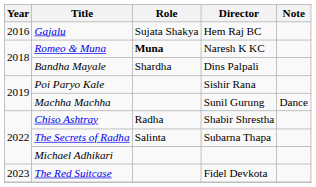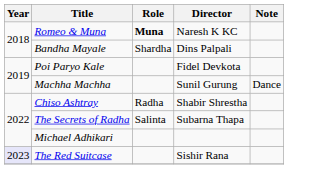- row: (50, 31)
(230, 84) Sishir Rana -> (208, 66) Fidel Devkota
(18, 173) no background -> (18, 155) lavender background
(236, 173) Fidel Devkota -> (203, 155) Sishir Rana
